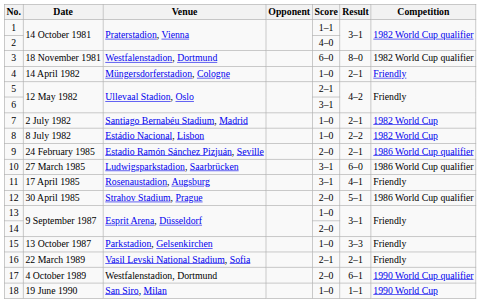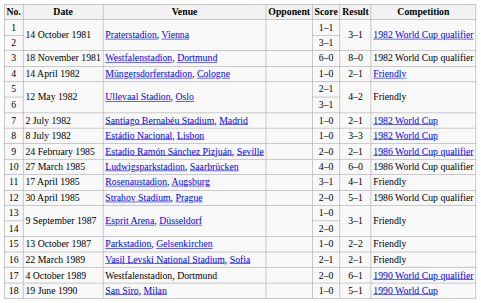(326, 43) 4–0 -> (326, 43) 3–1
(356, 136) 2–2 -> (356, 136) 3–3
(326, 167) 3–1 -> (326, 167) 4–0
(356, 244) 3–3 -> (356, 244) 2–2
(356, 290) 1–1 -> (356, 290) 5–1
